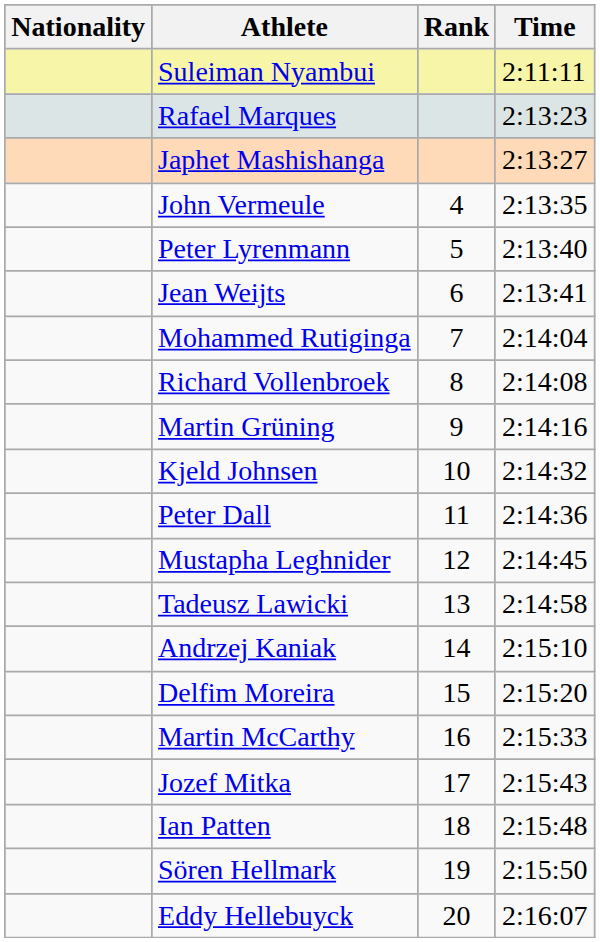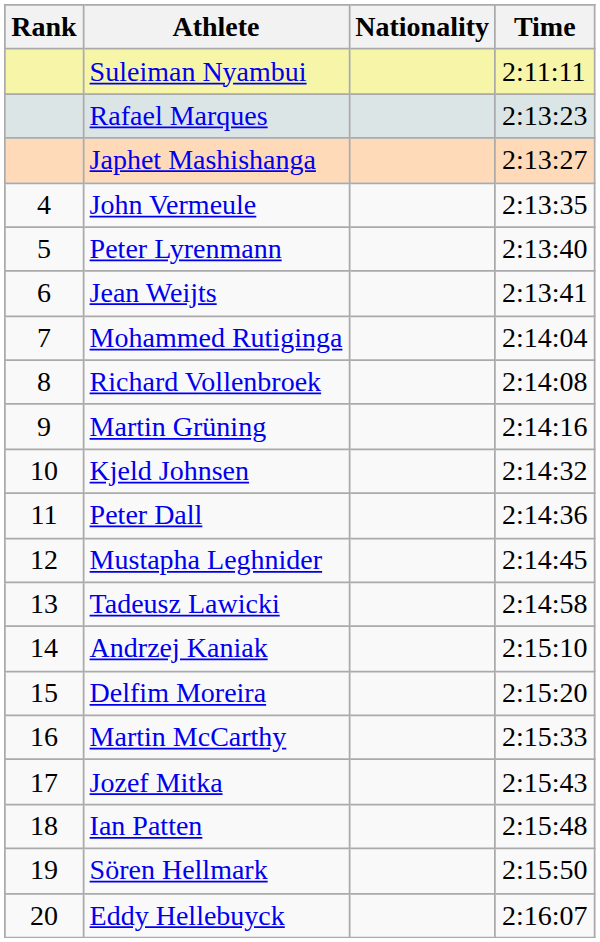columns swapped: (456, 26) <-> (78, 26)
